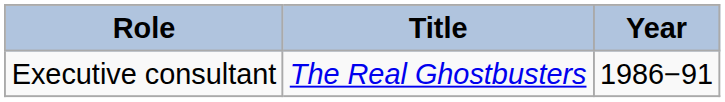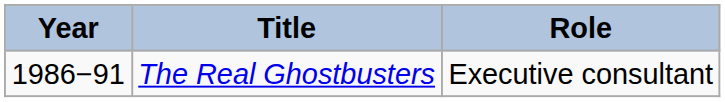columns swapped: (656, 28) <-> (144, 28)
